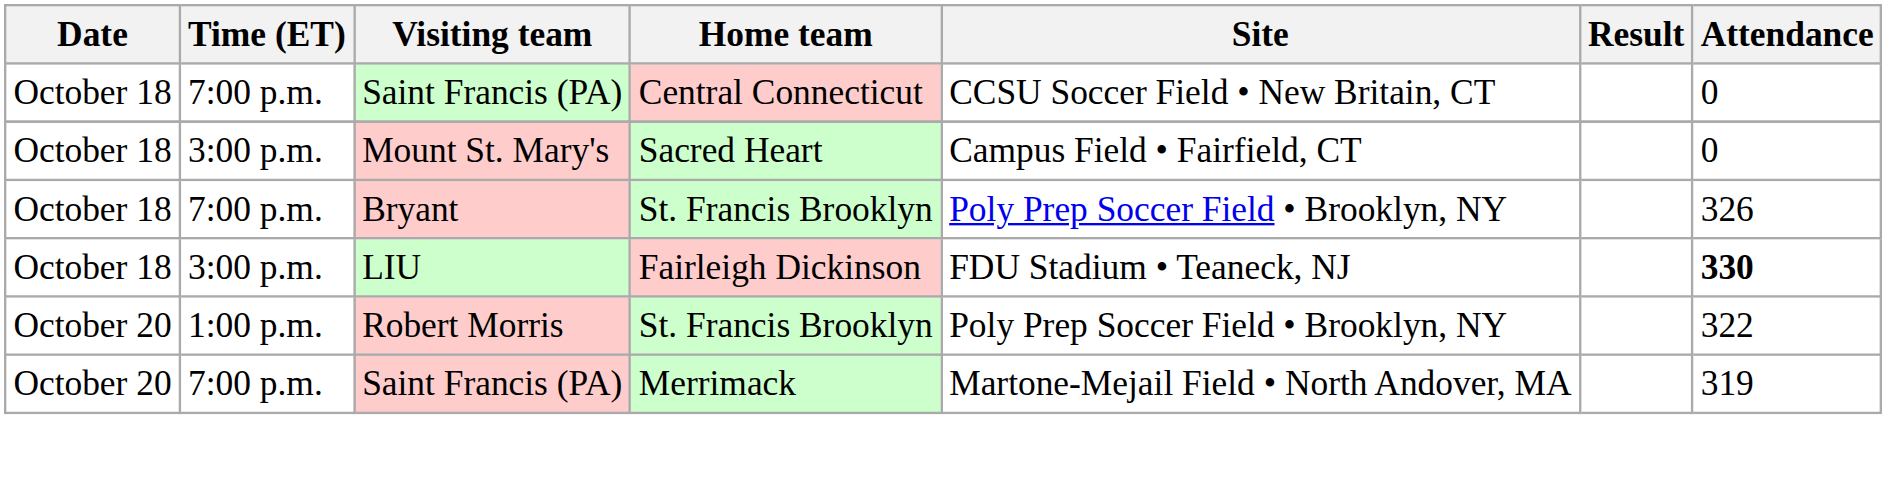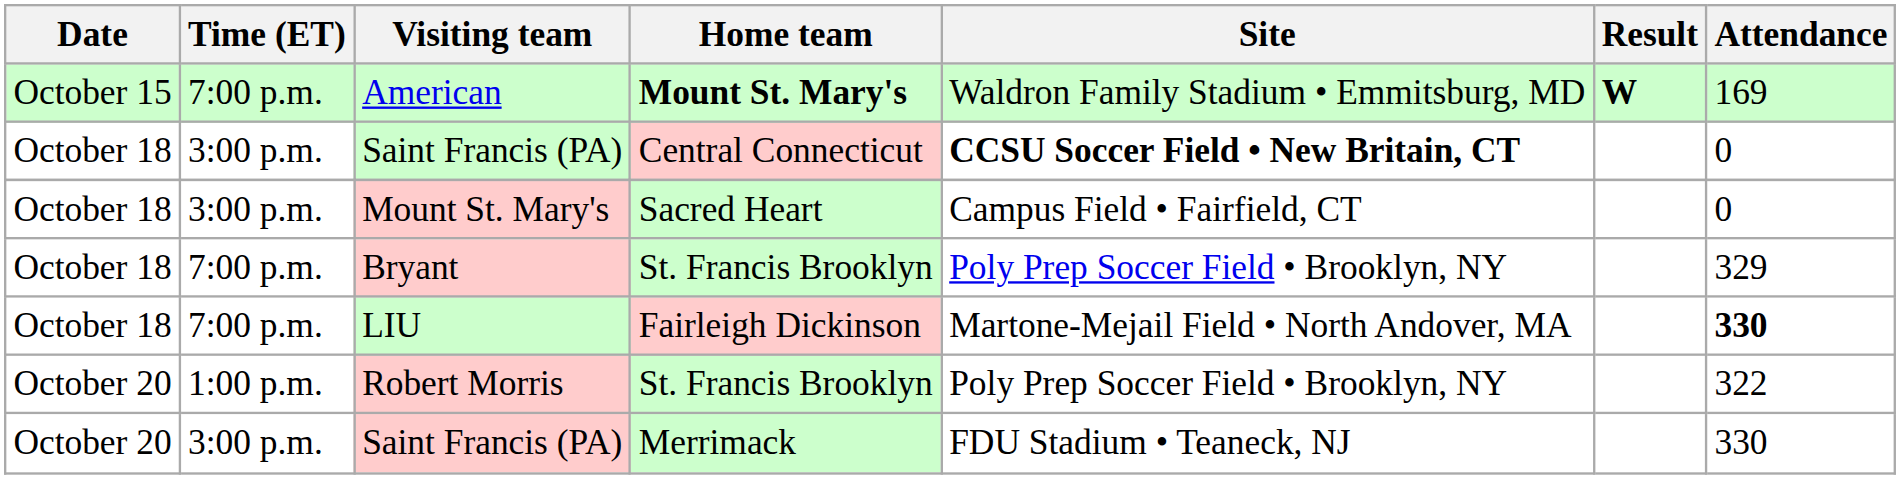+ row: (432, 92)
(255, 92) 7:00 p.m. -> (255, 150) 3:00 p.m.
(1222, 92) normal -> (1235, 150) bold
(1727, 209) 326 -> (1741, 267) 329
(255, 267) 3:00 p.m. -> (255, 325) 7:00 p.m.
(1150, 267) FDU Stadium • Teaneck, NJ -> (1260, 325) Martone-Mejail Field • North Andover, MA
(255, 384) 7:00 p.m. -> (255, 442) 3:00 p.m.
(1260, 384) Martone-Mejail Field • North Andover, MA -> (1150, 442) FDU Stadium • Teaneck, NJ
(1727, 384) 319 -> (1741, 442) 330
